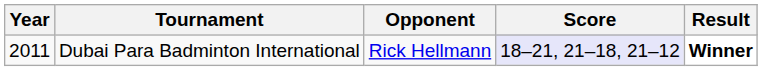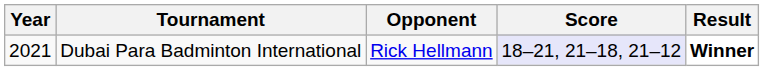(30, 50) 2011 -> (30, 50) 2021
